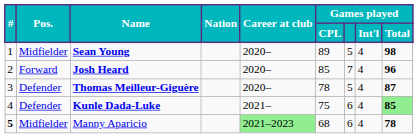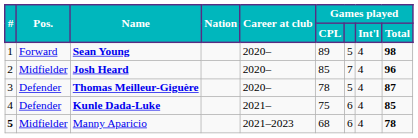(43, 51) Midfielder -> (38, 51) Forward
(38, 69) Forward -> (43, 69) Midfielder
(390, 105) lightgreen background -> (390, 105) no background
(268, 123) lightgreen background -> (268, 123) no background
